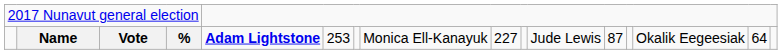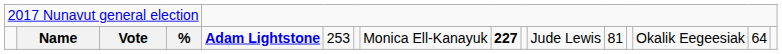(506, 37) normal -> (506, 37) bold
(615, 37) 87 -> (615, 37) 81
